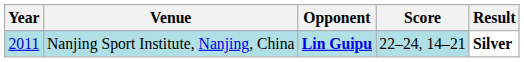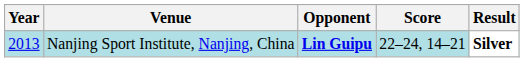(24, 43) 2011 -> (24, 43) 2013
